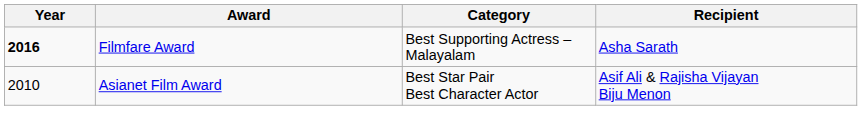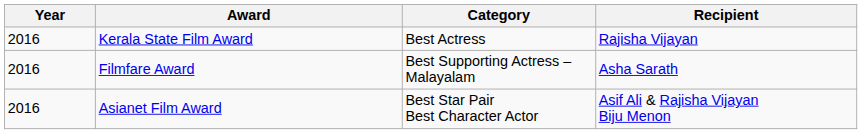+ row: (176, 38)
(24, 46) bold -> (24, 69) normal
(24, 85) 2010 -> (24, 108) 2016
